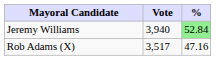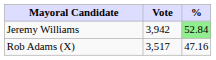(158, 30) 3,940 -> (158, 30) 3,942
